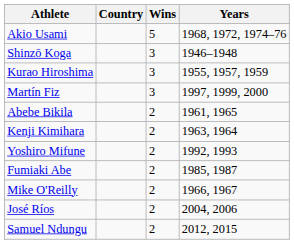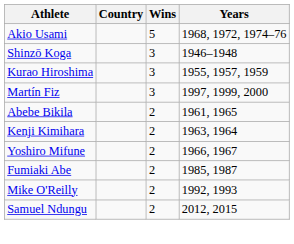(210, 151) 1992, 1993 -> (210, 151) 1966, 1967
(210, 190) 1966, 1967 -> (210, 190) 1992, 1993
- row: (31, 209)
